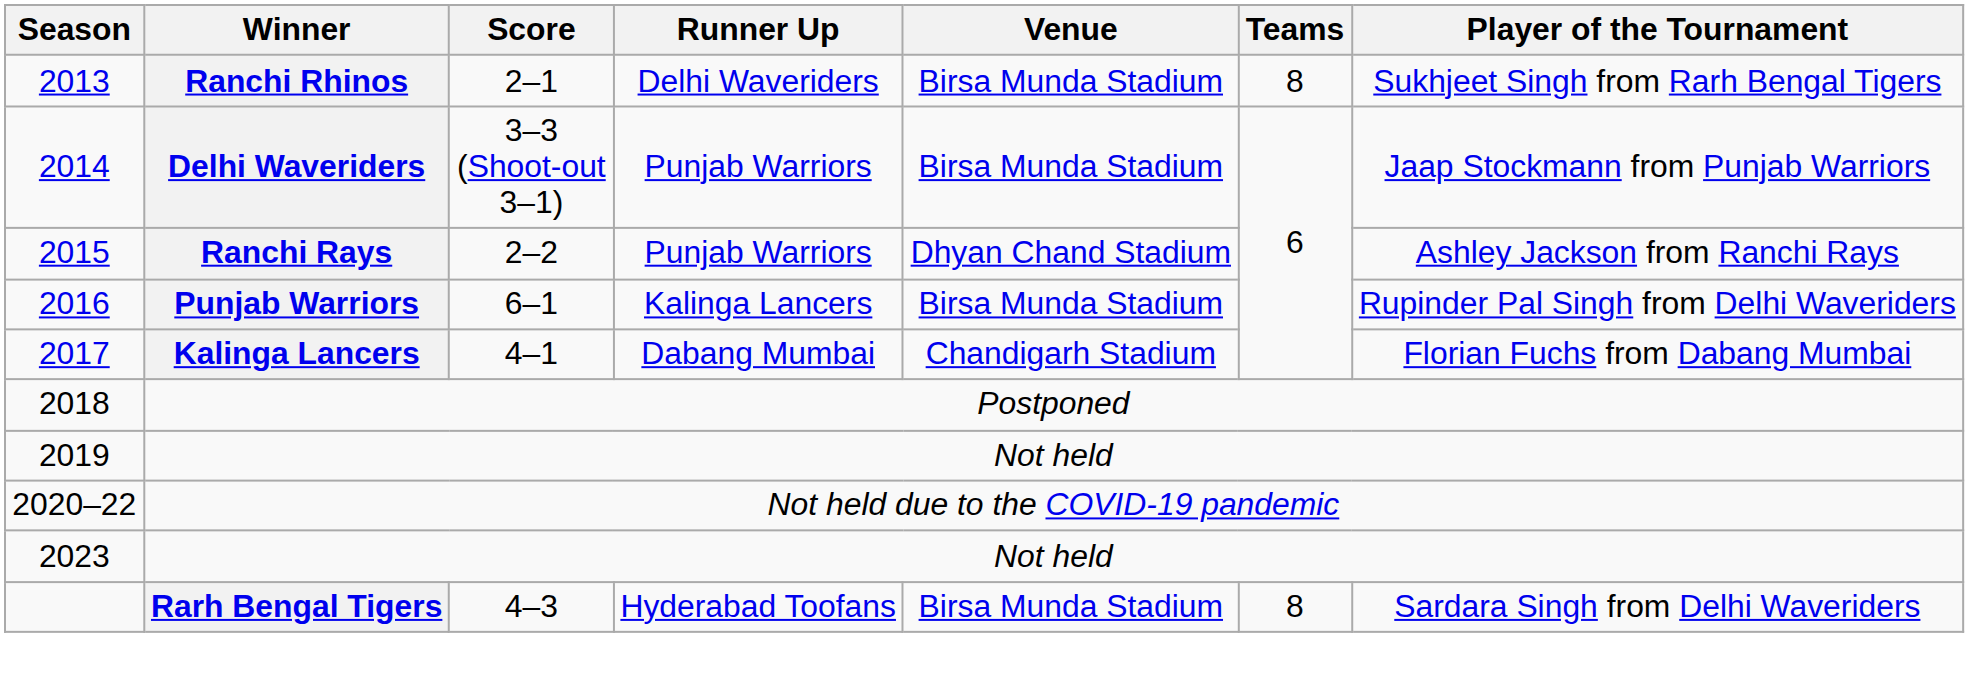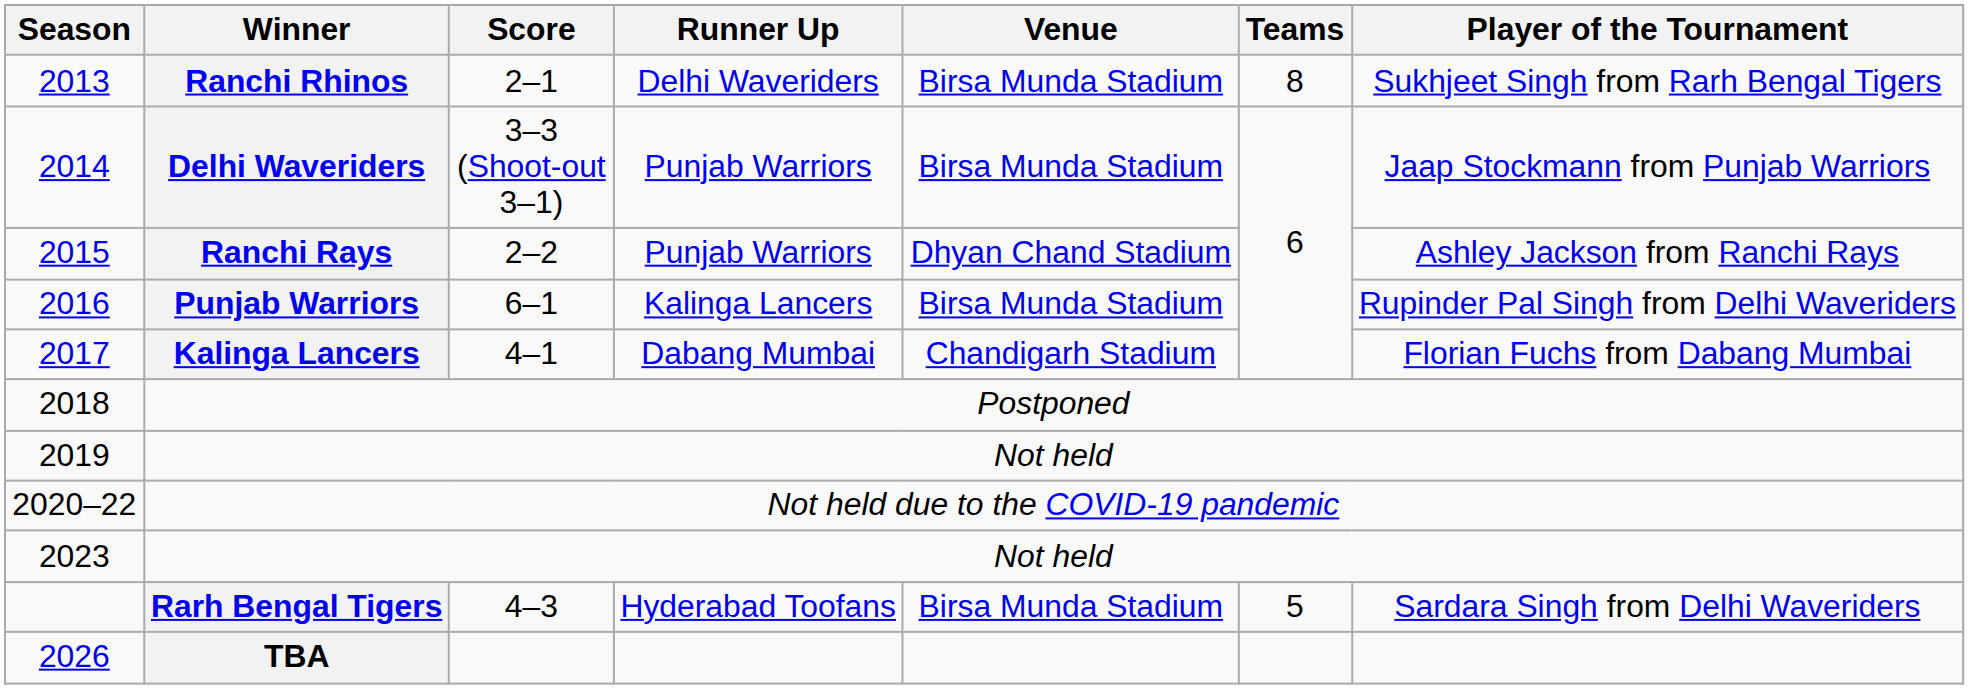(1295, 606) 8 -> (1295, 606) 5
+ row: (74, 656)
